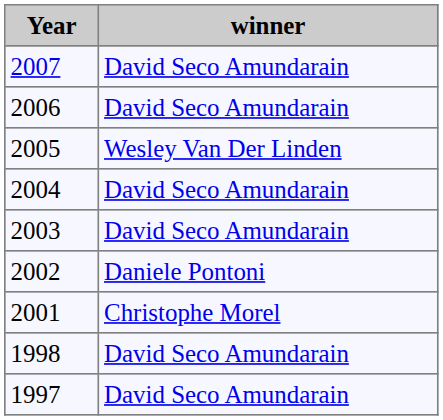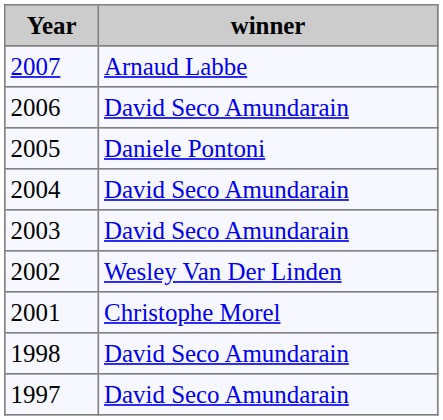(226, 66) David Seco Amundarain -> (176, 66) Arnaud Labbe
(223, 148) Wesley Van Der Linden -> (185, 148) Daniele Pontoni
(185, 270) Daniele Pontoni -> (223, 270) Wesley Van Der Linden
